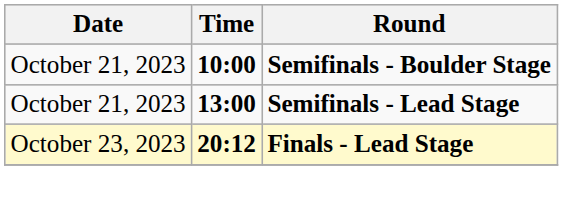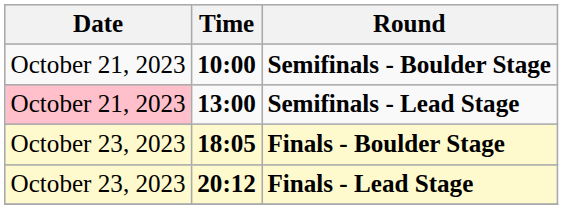(98, 104) no background -> (98, 104) pink background
+ row: (386, 143)
